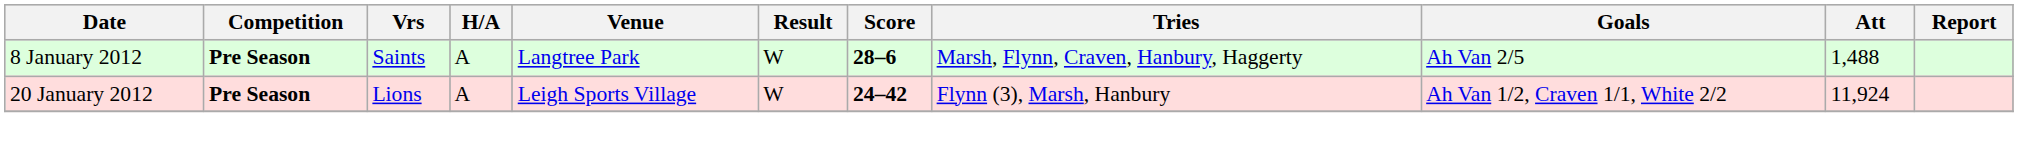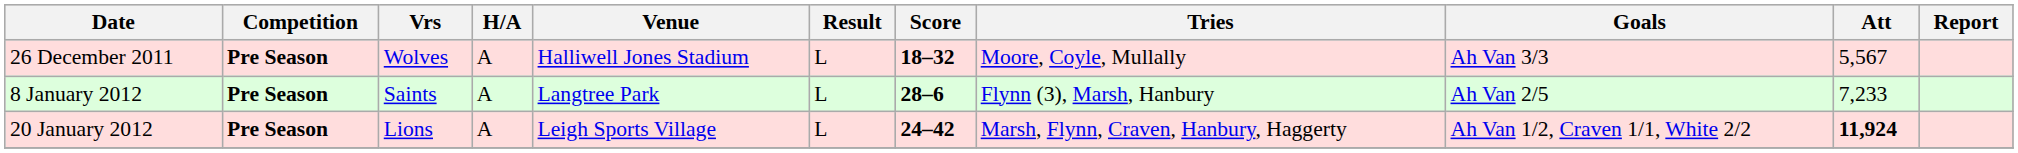+ row: (92, 57)
(773, 57) W -> (821, 93) L
(1120, 57) Marsh, Flynn, Craven, Hanbury, Haggerty -> (1097, 93) Flynn (3), Marsh, Hanbury
(1855, 57) 1,488 -> (1863, 93) 7,233
(773, 93) W -> (821, 128) L
(1053, 93) Flynn (3), Marsh, Hanbury -> (1164, 128) Marsh, Flynn, Craven, Hanbury, Haggerty
(1860, 93) normal -> (1868, 128) bold
